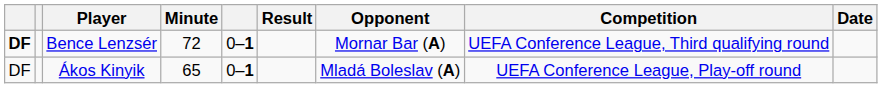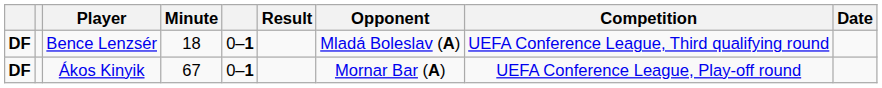(192, 43) 72 -> (192, 43) 18
(390, 43) Mornar Bar (A) -> (390, 43) Mladá Boleslav (A)
(20, 70) normal -> (20, 70) bold
(192, 70) 65 -> (192, 70) 67
(390, 70) Mladá Boleslav (A) -> (390, 70) Mornar Bar (A)
